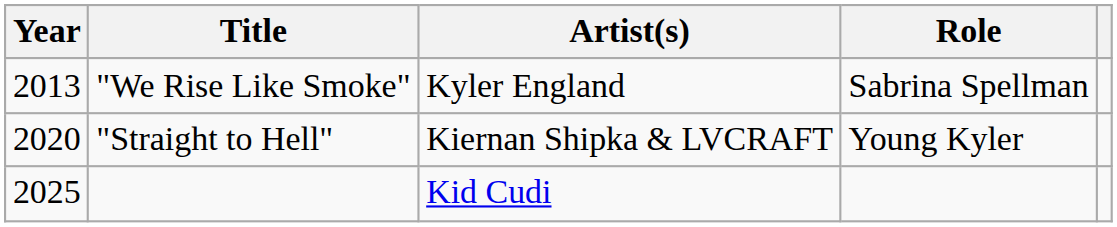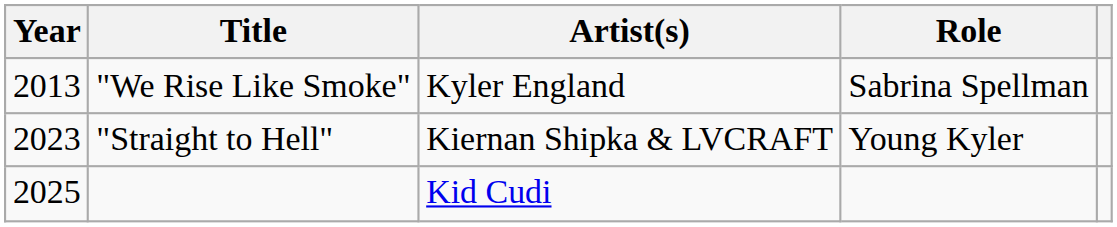(47, 138) 2020 -> (47, 138) 2023
